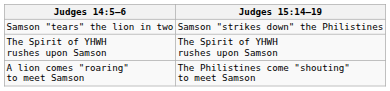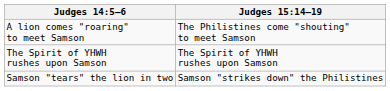rows swapped: (68, 73) <-> (90, 27)
